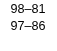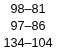+ row: (28, 43)
